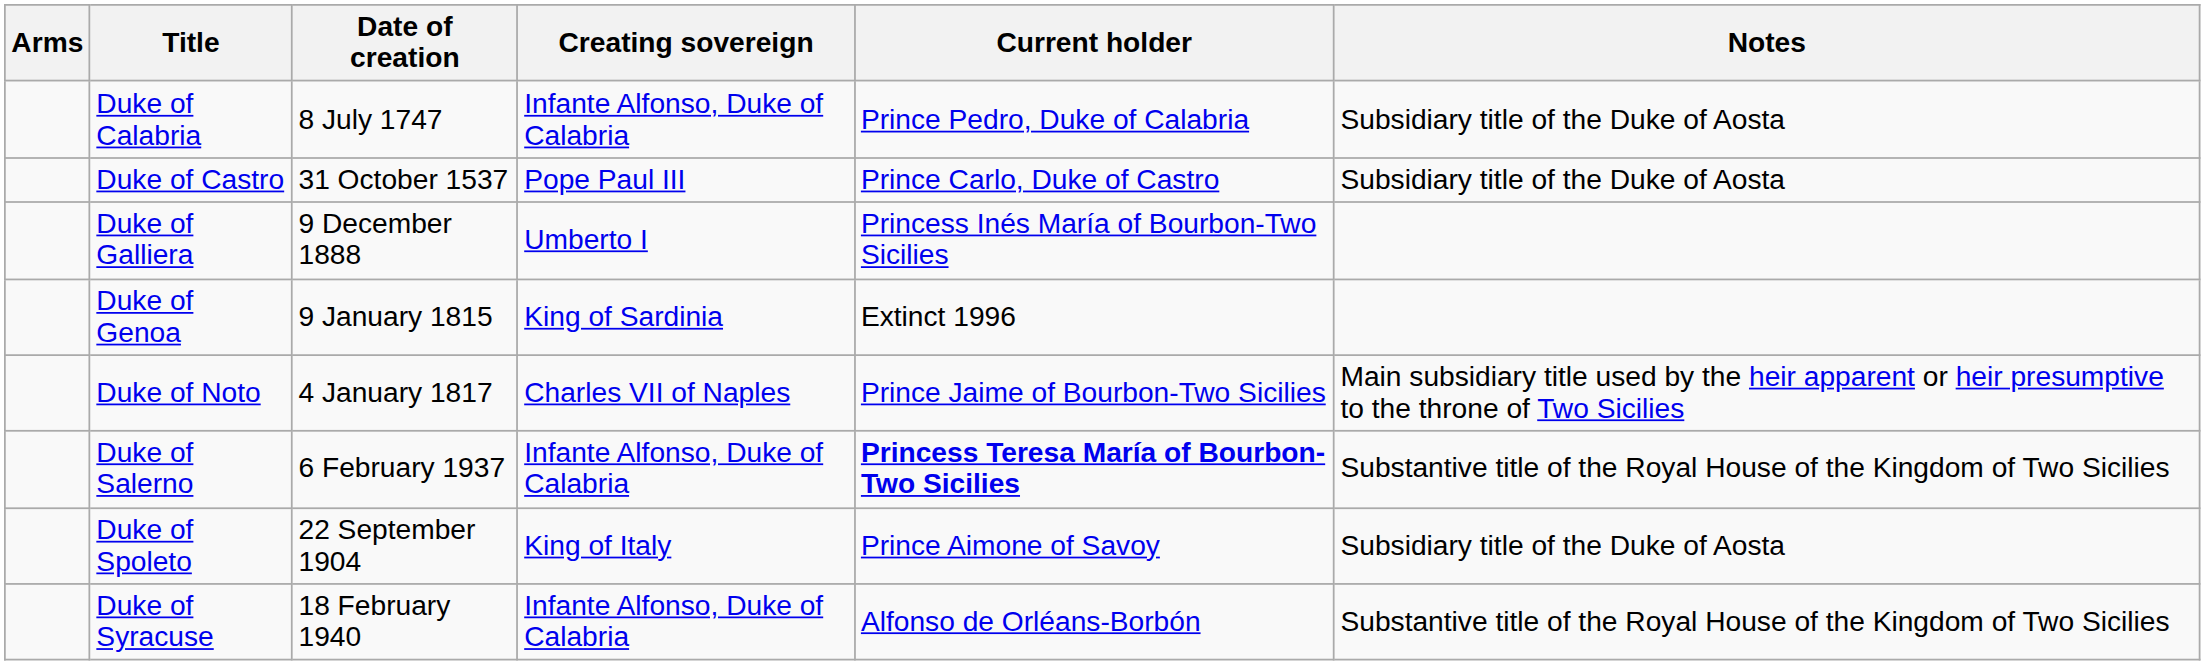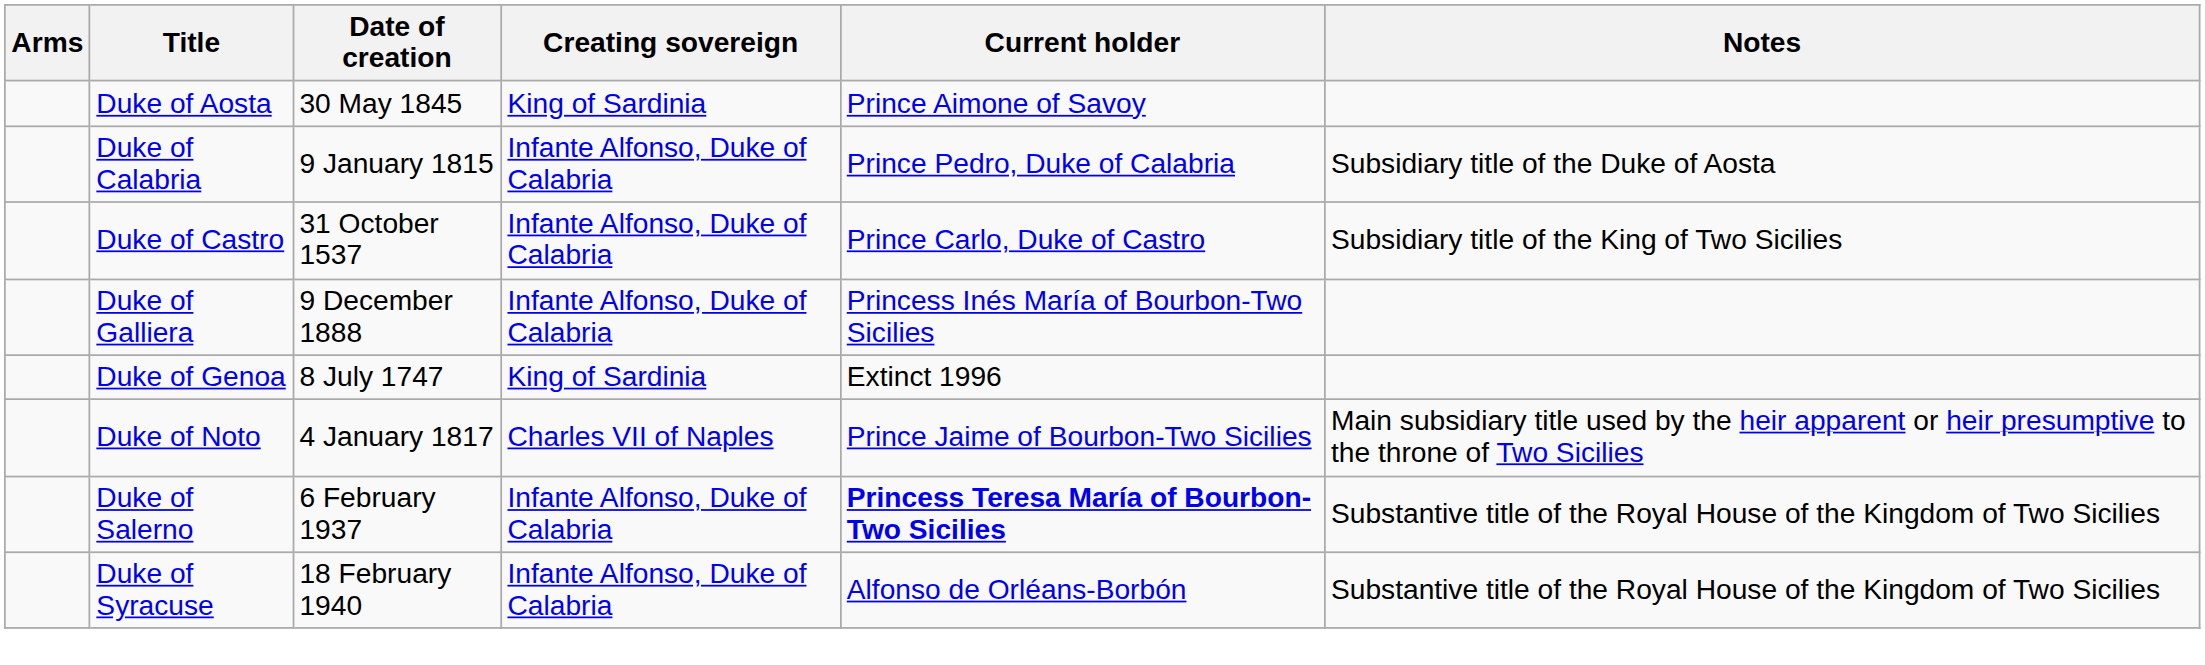+ row: (184, 103)
(370, 119) 8 July 1747 -> (397, 163) 9 January 1815
(605, 179) Pope Paul III -> (657, 240) Infante Alfonso, Duke of Calabria
(1563, 179) Subsidiary title of the Duke of Aosta -> (1587, 240) Subsidiary title of the King of Two Sicilies
(586, 240) Umberto I -> (657, 316) Infante Alfonso, Duke of Calabria
(396, 316) 9 January 1815 -> (371, 376) 8 July 1747
- row: (145, 545)
